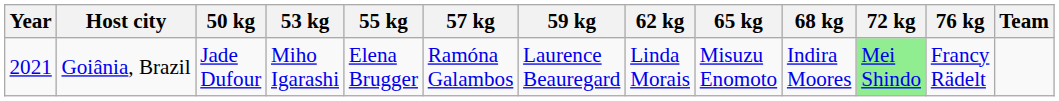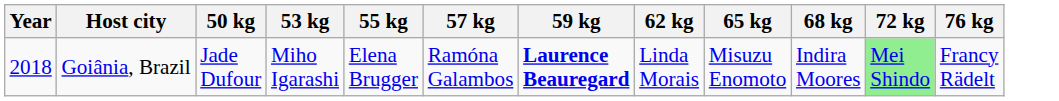- column: (1024, 21)
(31, 66) 2021 -> (31, 66) 2018
(572, 66) normal -> (576, 66) bold
